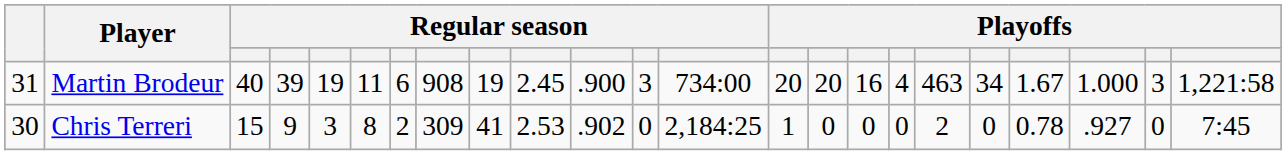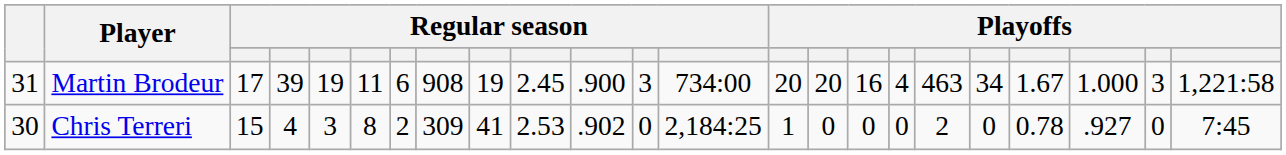(250, 82) 40 -> (250, 82) 17
(290, 126) 9 -> (290, 126) 4
